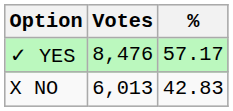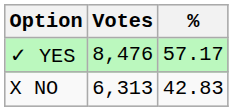(123, 89) 6,013 -> (123, 89) 6,313
